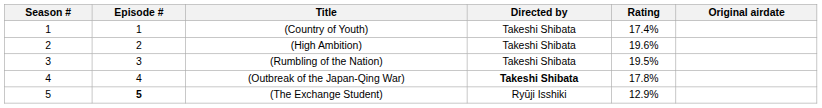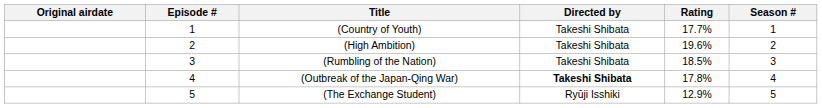columns swapped: (48, 12) <-> (747, 12)
(644, 29) 17.4% -> (697, 29) 17.7%
(644, 62) 19.5% -> (697, 62) 18.5%
(139, 95) bold -> (192, 95) normal
